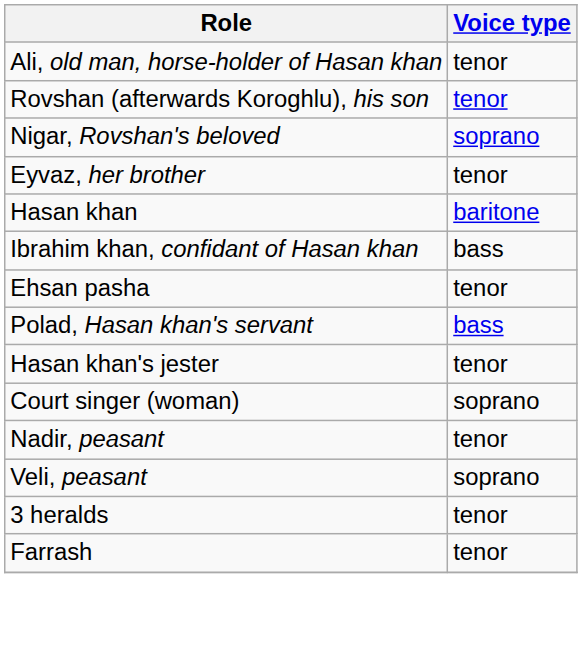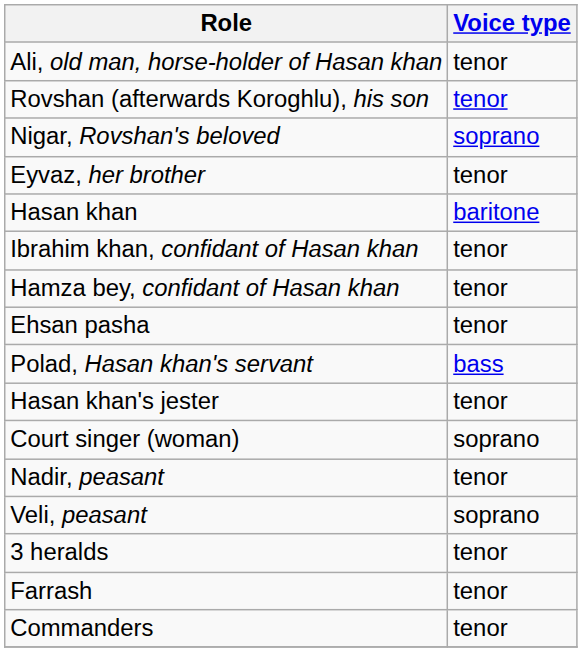(478, 250) bass -> (480, 250) tenor
+ row: (205, 288)
+ row: (82, 628)
